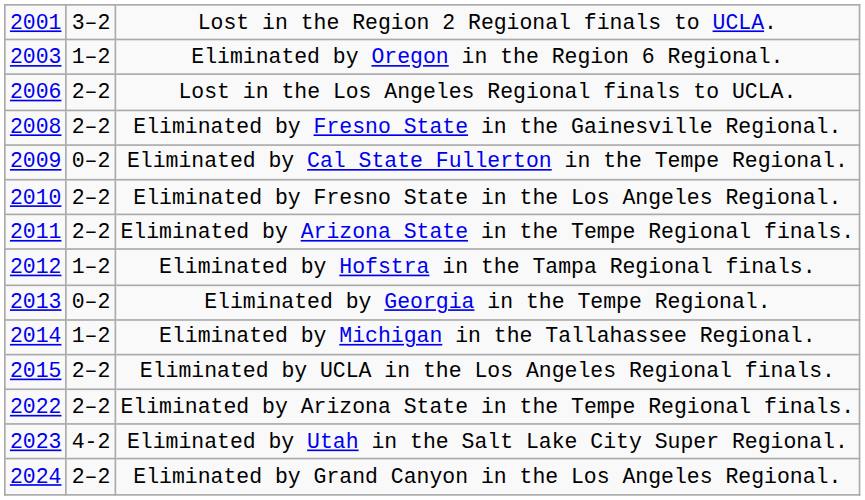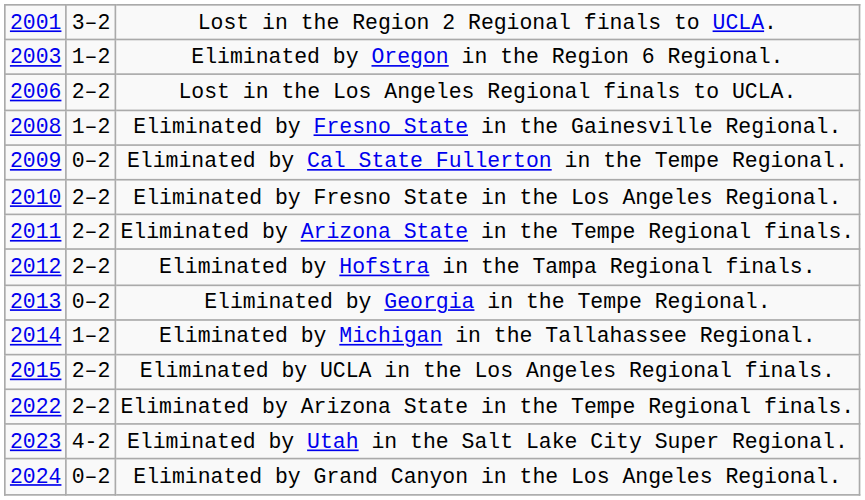(91, 127) 2–2 -> (91, 127) 1–2
(91, 267) 1–2 -> (91, 267) 2–2
(91, 477) 2–2 -> (91, 477) 0–2
